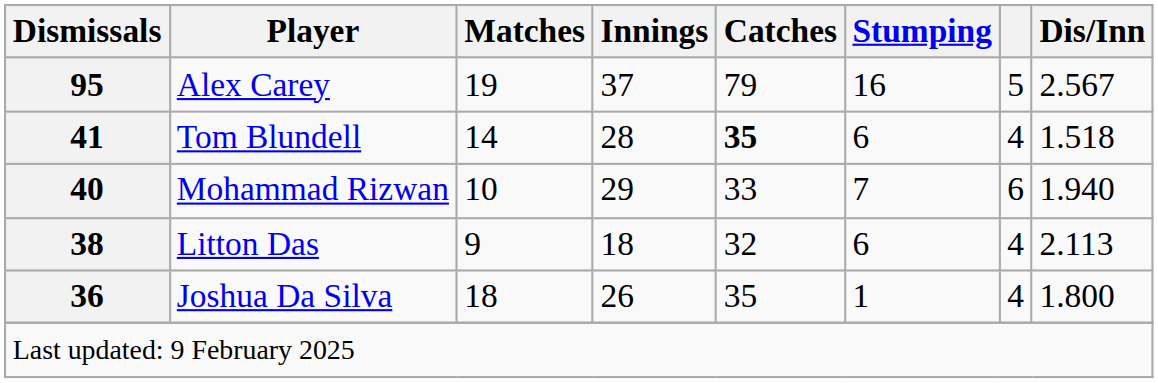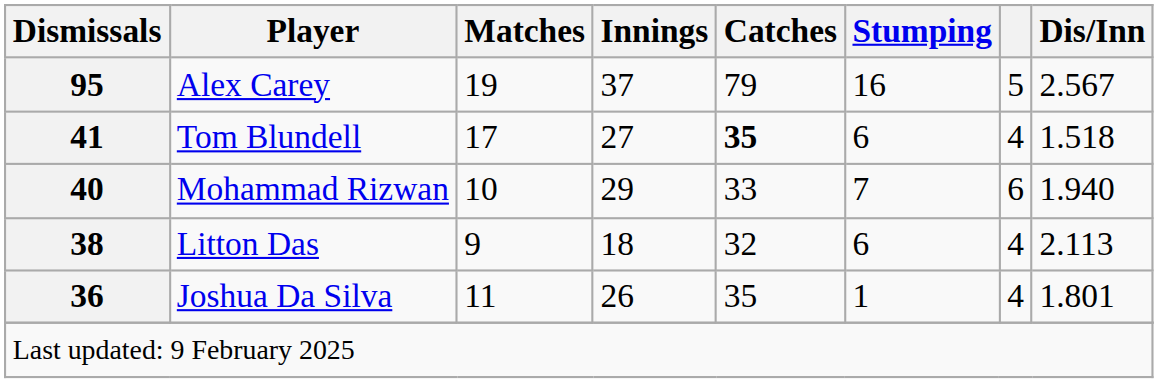(481, 137) 14 -> (481, 137) 17
(617, 137) 28 -> (617, 137) 27
(481, 296) 18 -> (480, 296) 11
(1077, 296) 1.800 -> (1077, 296) 1.801
